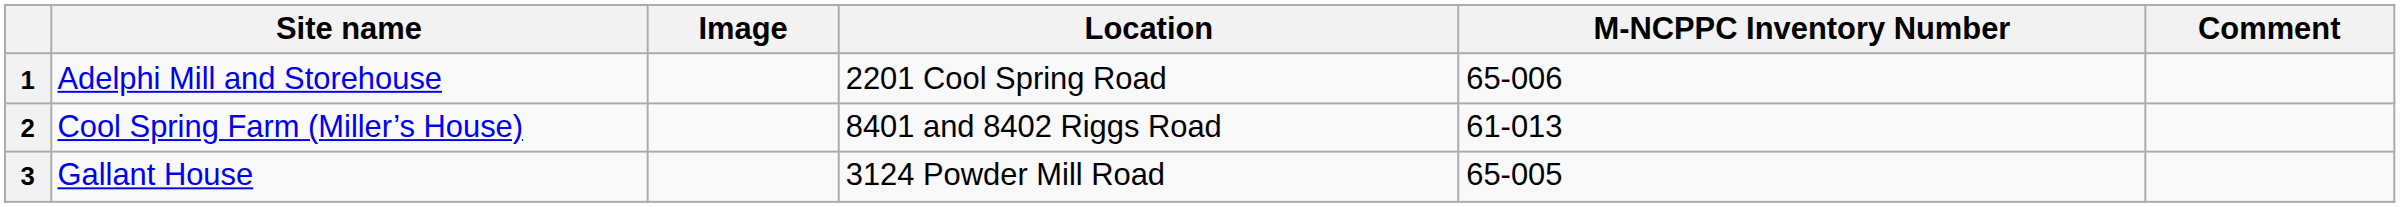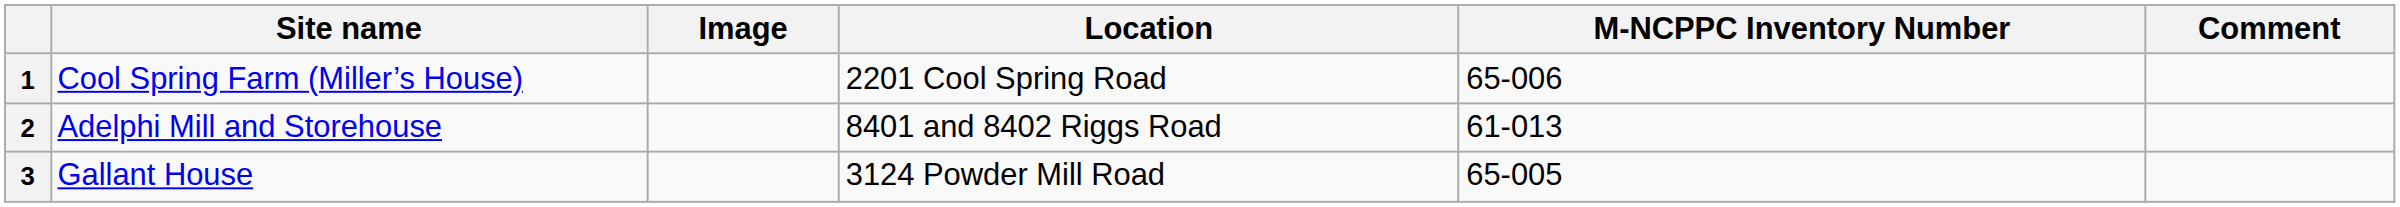(250, 77) Adelphi Mill and Storehouse -> (290, 77) Cool Spring Farm (Miller’s House)
(290, 126) Cool Spring Farm (Miller’s House) -> (250, 126) Adelphi Mill and Storehouse
